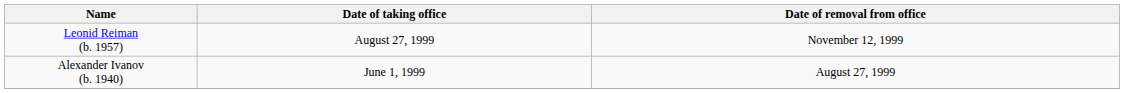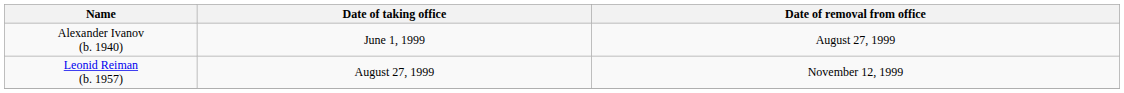rows swapped: (101, 72) <-> (101, 39)
